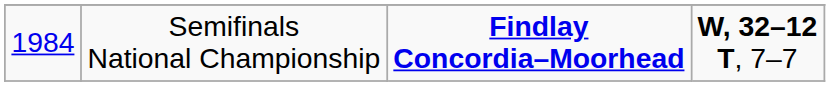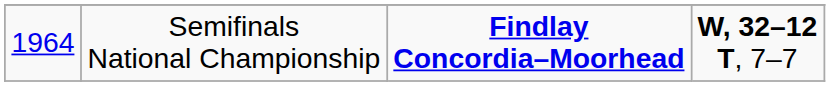(43, 42) 1984 -> (43, 42) 1964
